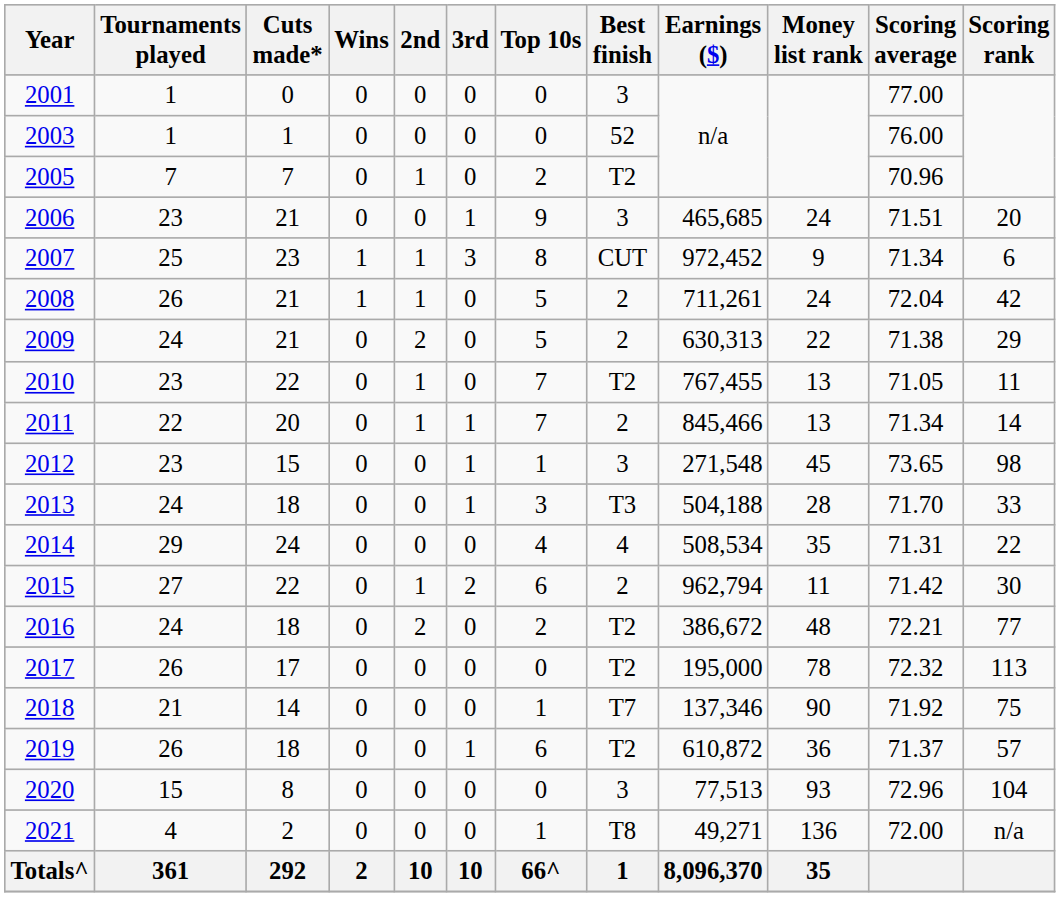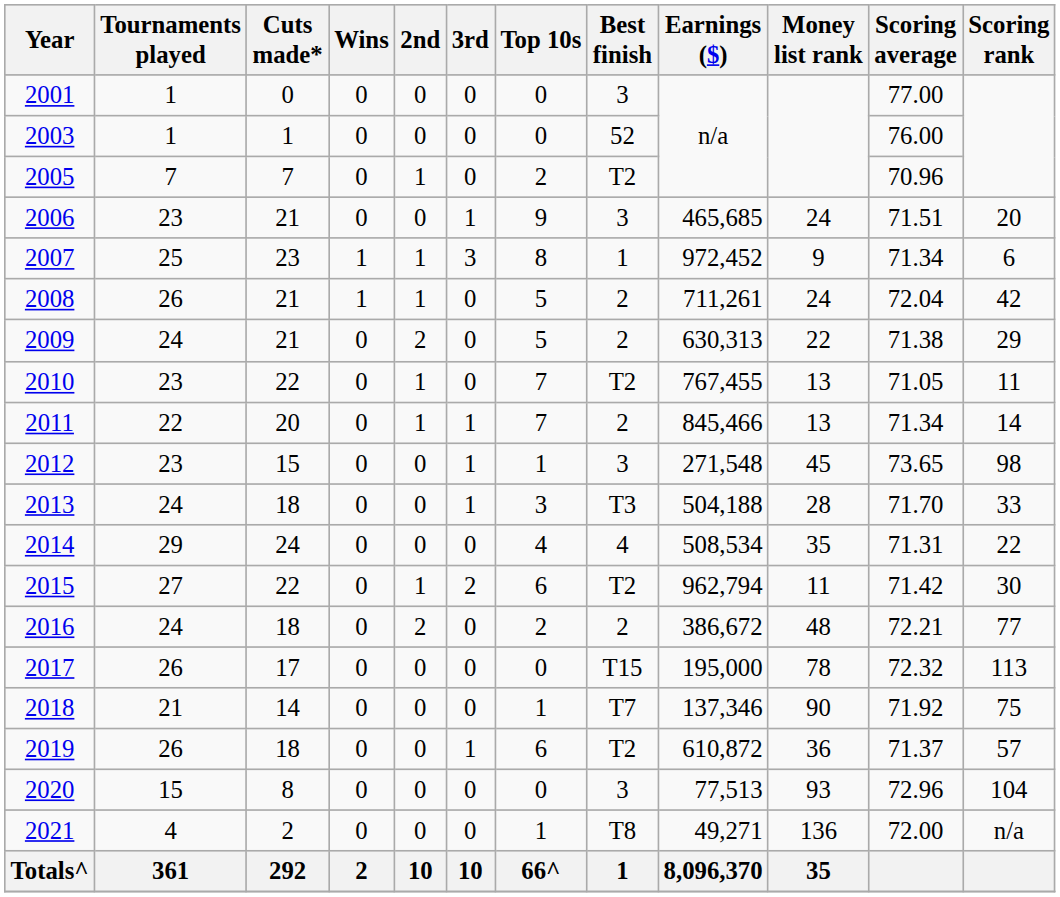(622, 258) CUT -> (622, 258) 1
(622, 585) 2 -> (622, 585) T2
(622, 626) T2 -> (622, 626) 2
(622, 667) T2 -> (622, 667) T15
